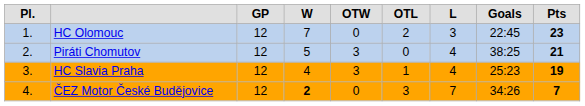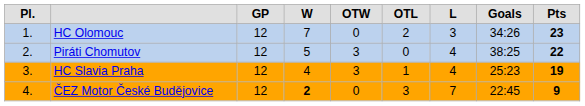(505, 33) 22:45 -> (505, 33) 34:26
(557, 52) 21 -> (557, 52) 22
(505, 91) 34:26 -> (505, 91) 22:45
(557, 91) 7 -> (557, 91) 9
